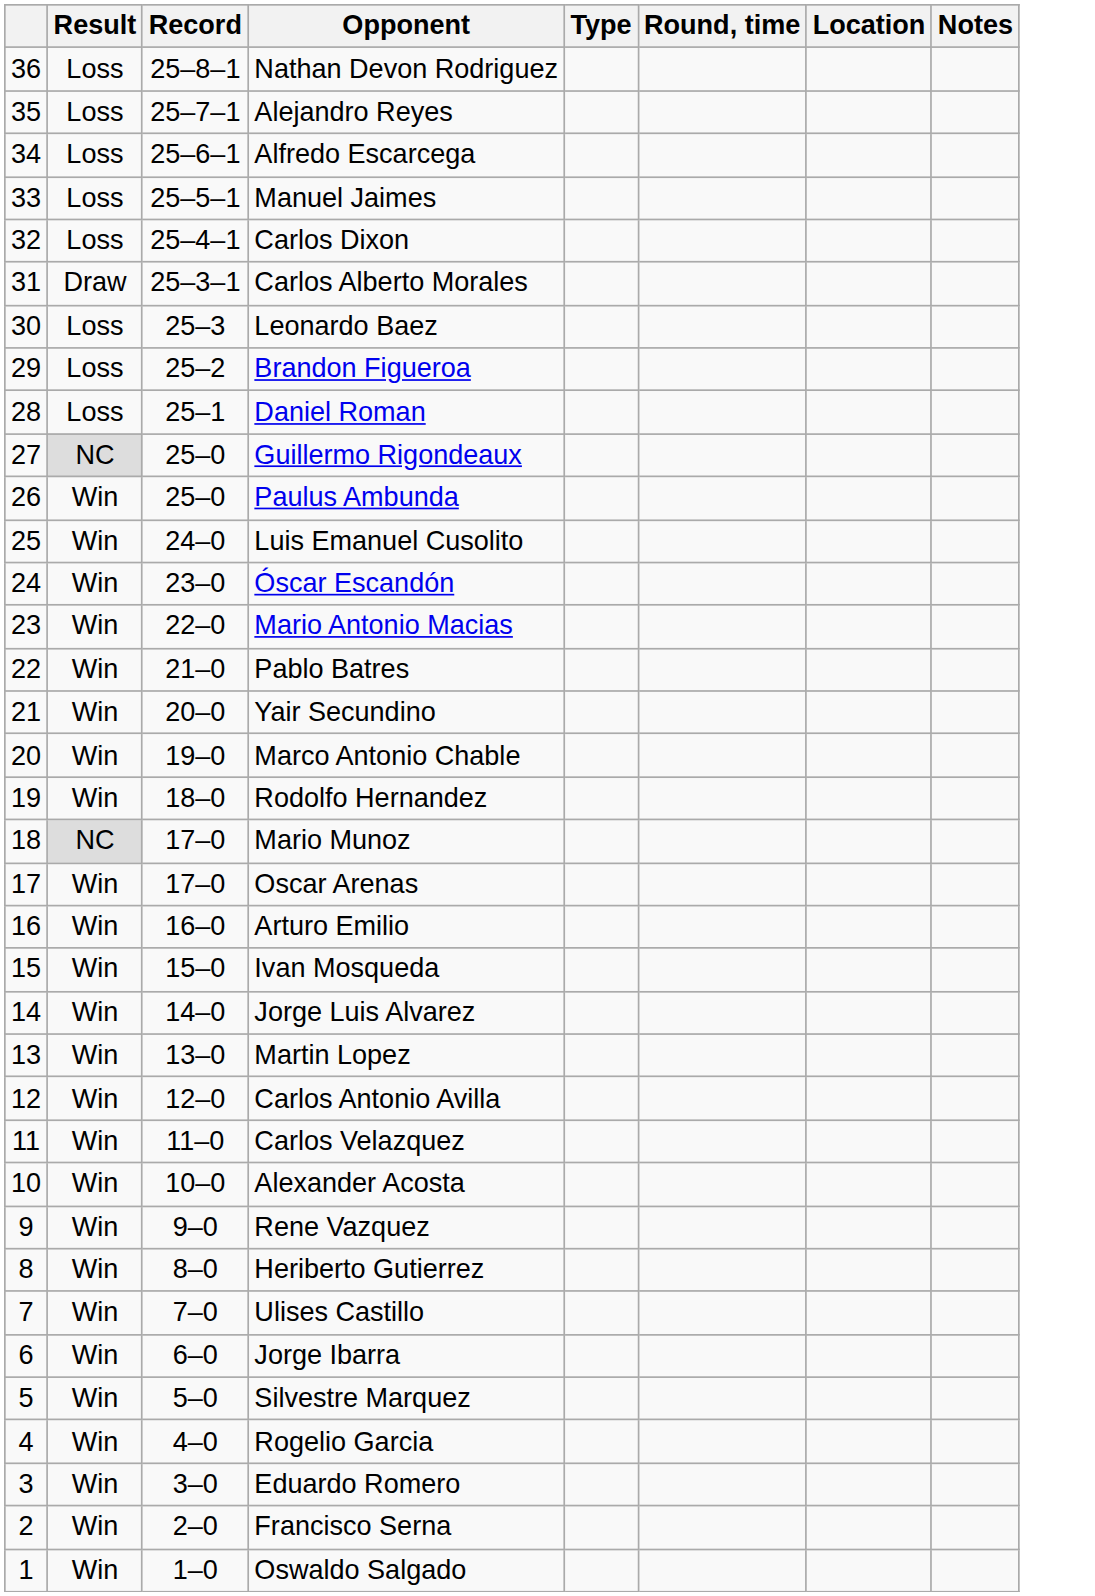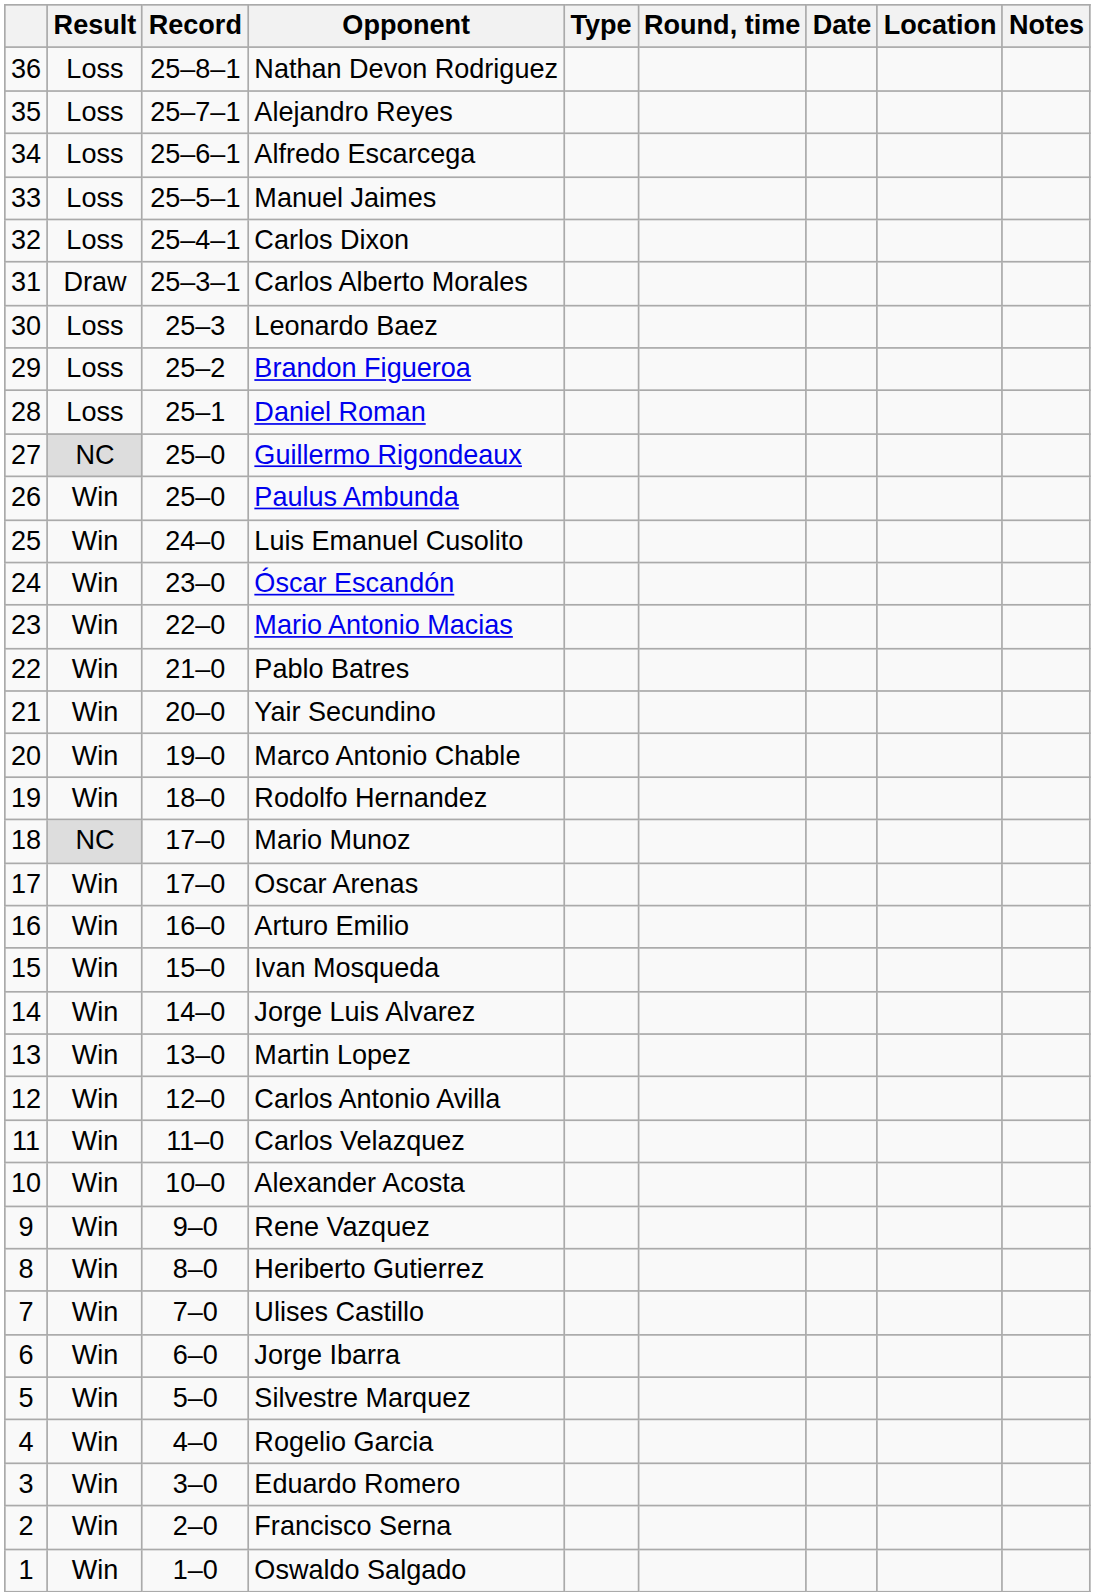+ column: (842, 25)
